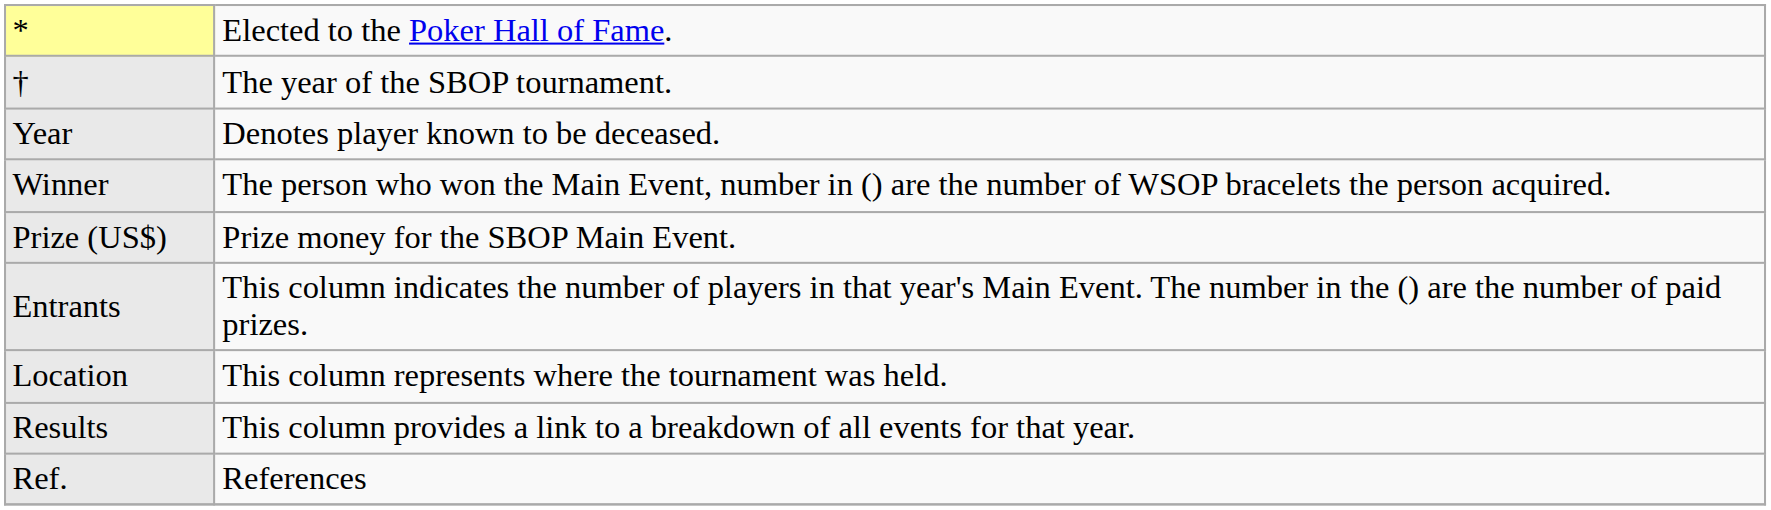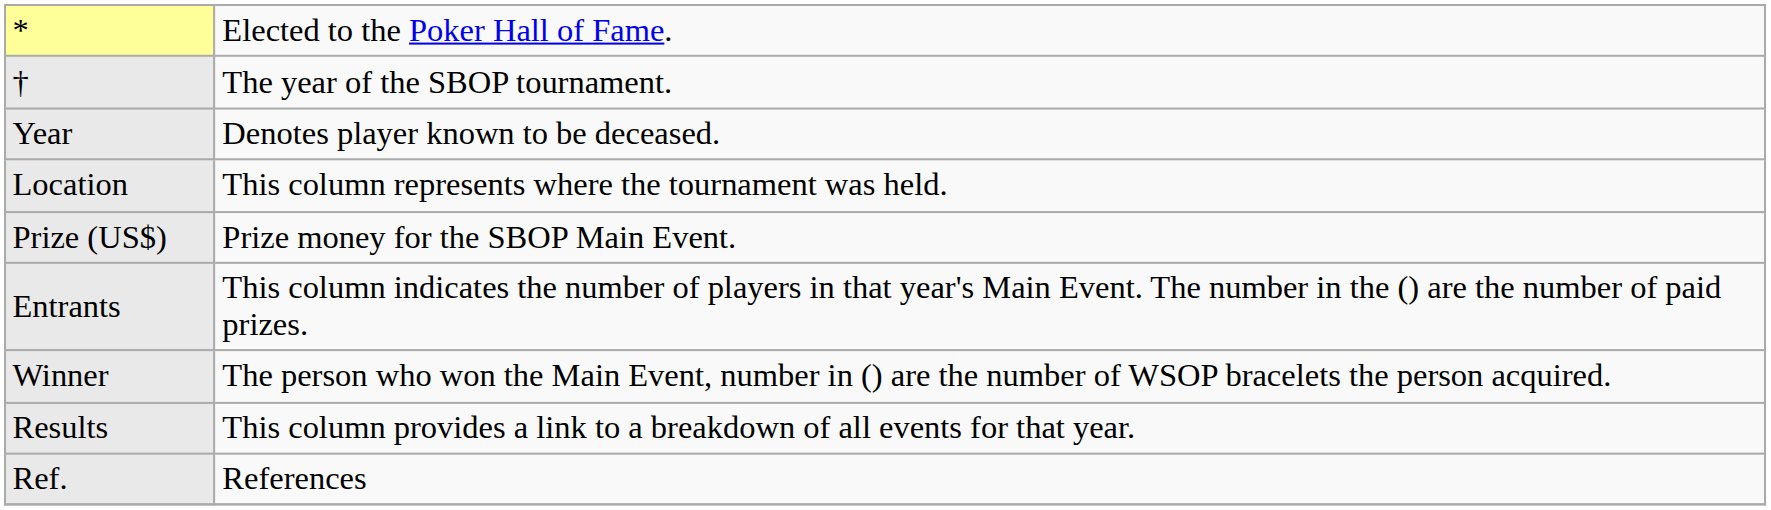rows swapped: (61, 184) <-> (70, 375)
